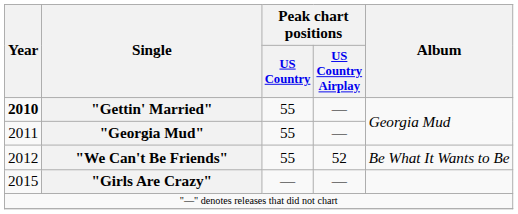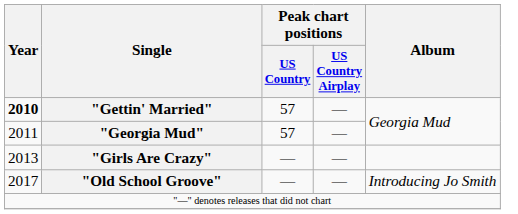(288, 109) 55 -> (288, 109) 57
(288, 133) 55 -> (288, 133) 57
- row: (152, 157)
(23, 181) 2015 -> (23, 157) 2013
+ row: (152, 181)
